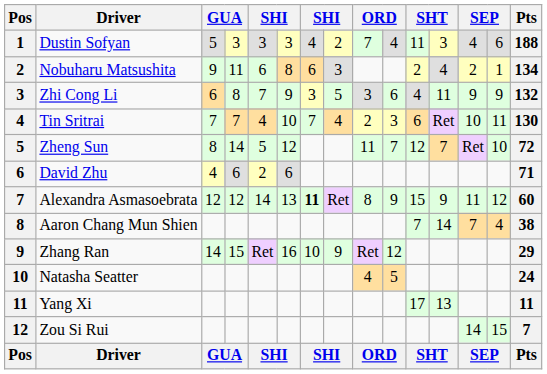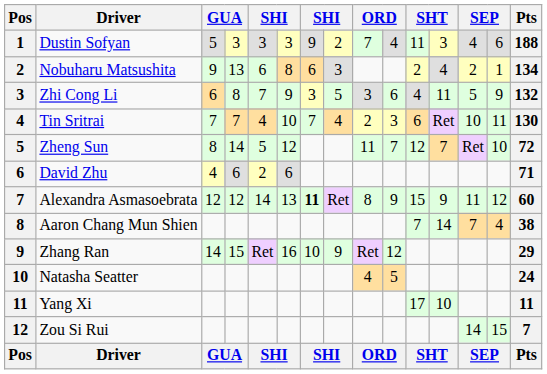(312, 43) 4 -> (312, 43) 9
(236, 69) 11 -> (236, 69) 13
(473, 95) 9 -> (473, 95) 5
(444, 303) 13 -> (444, 303) 10
